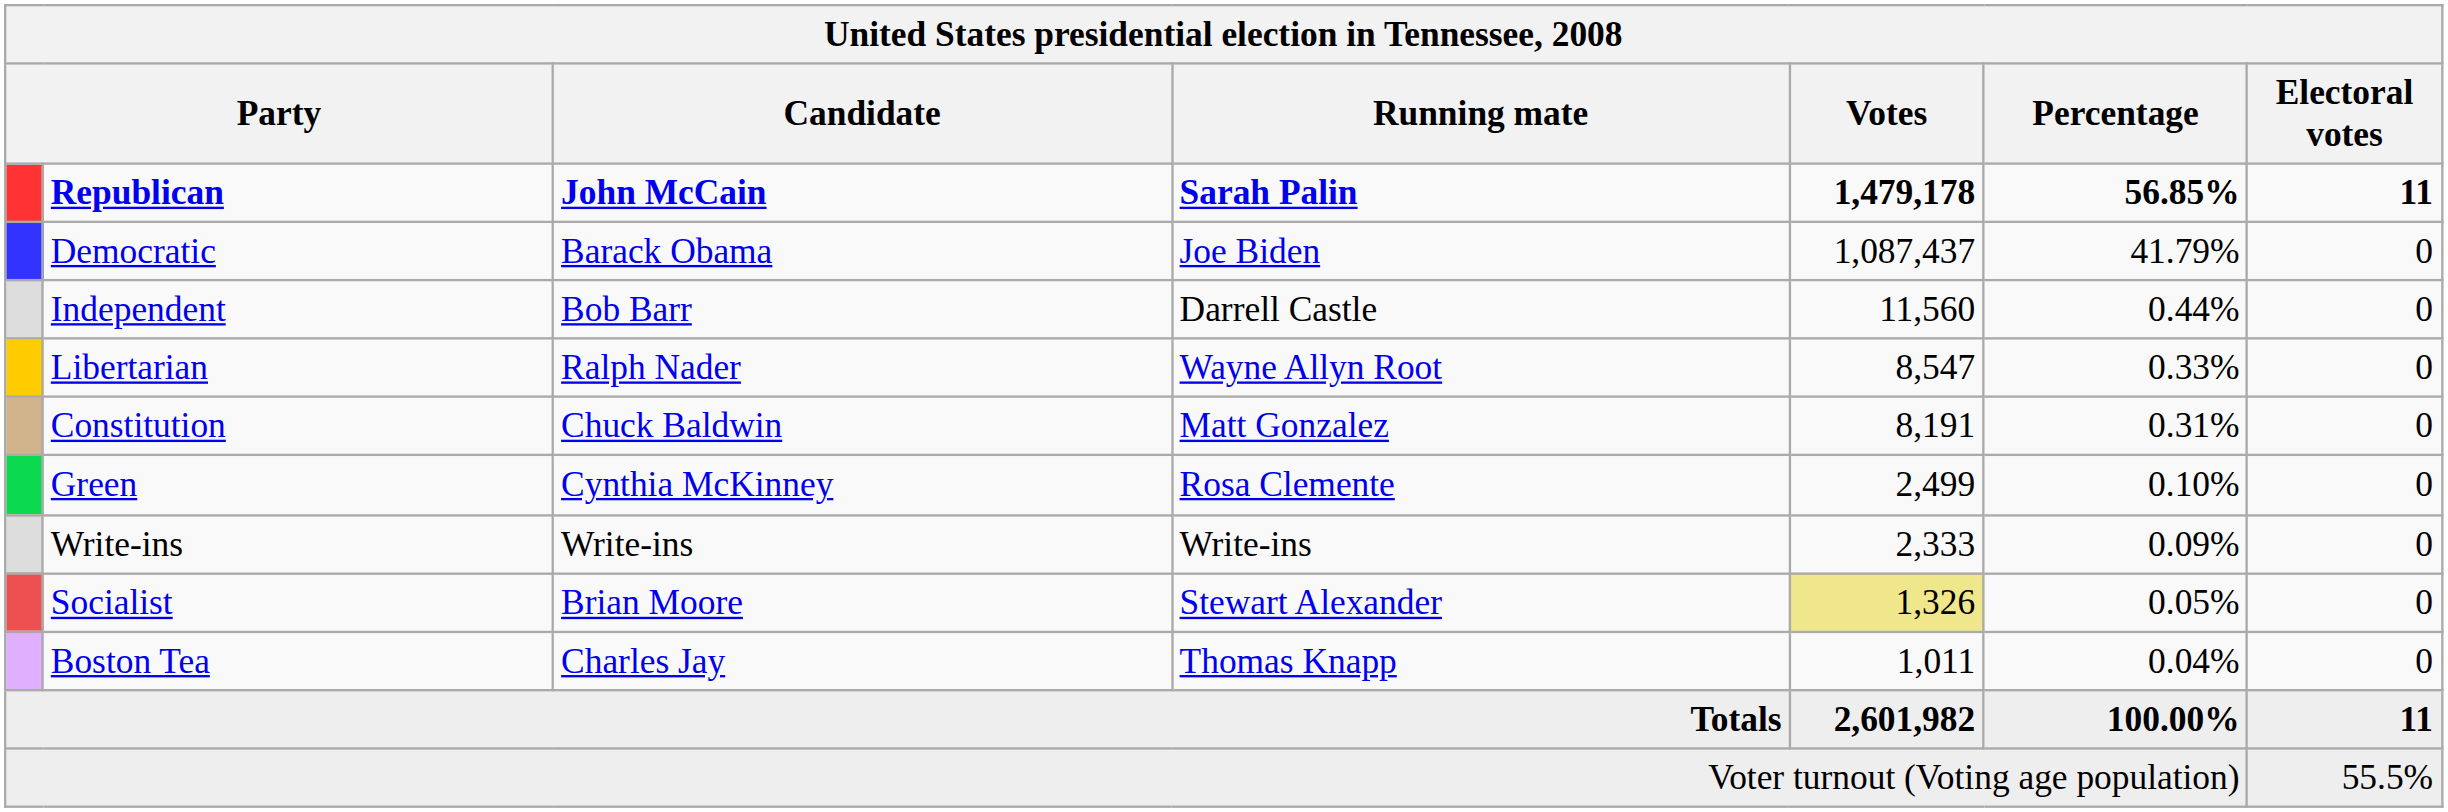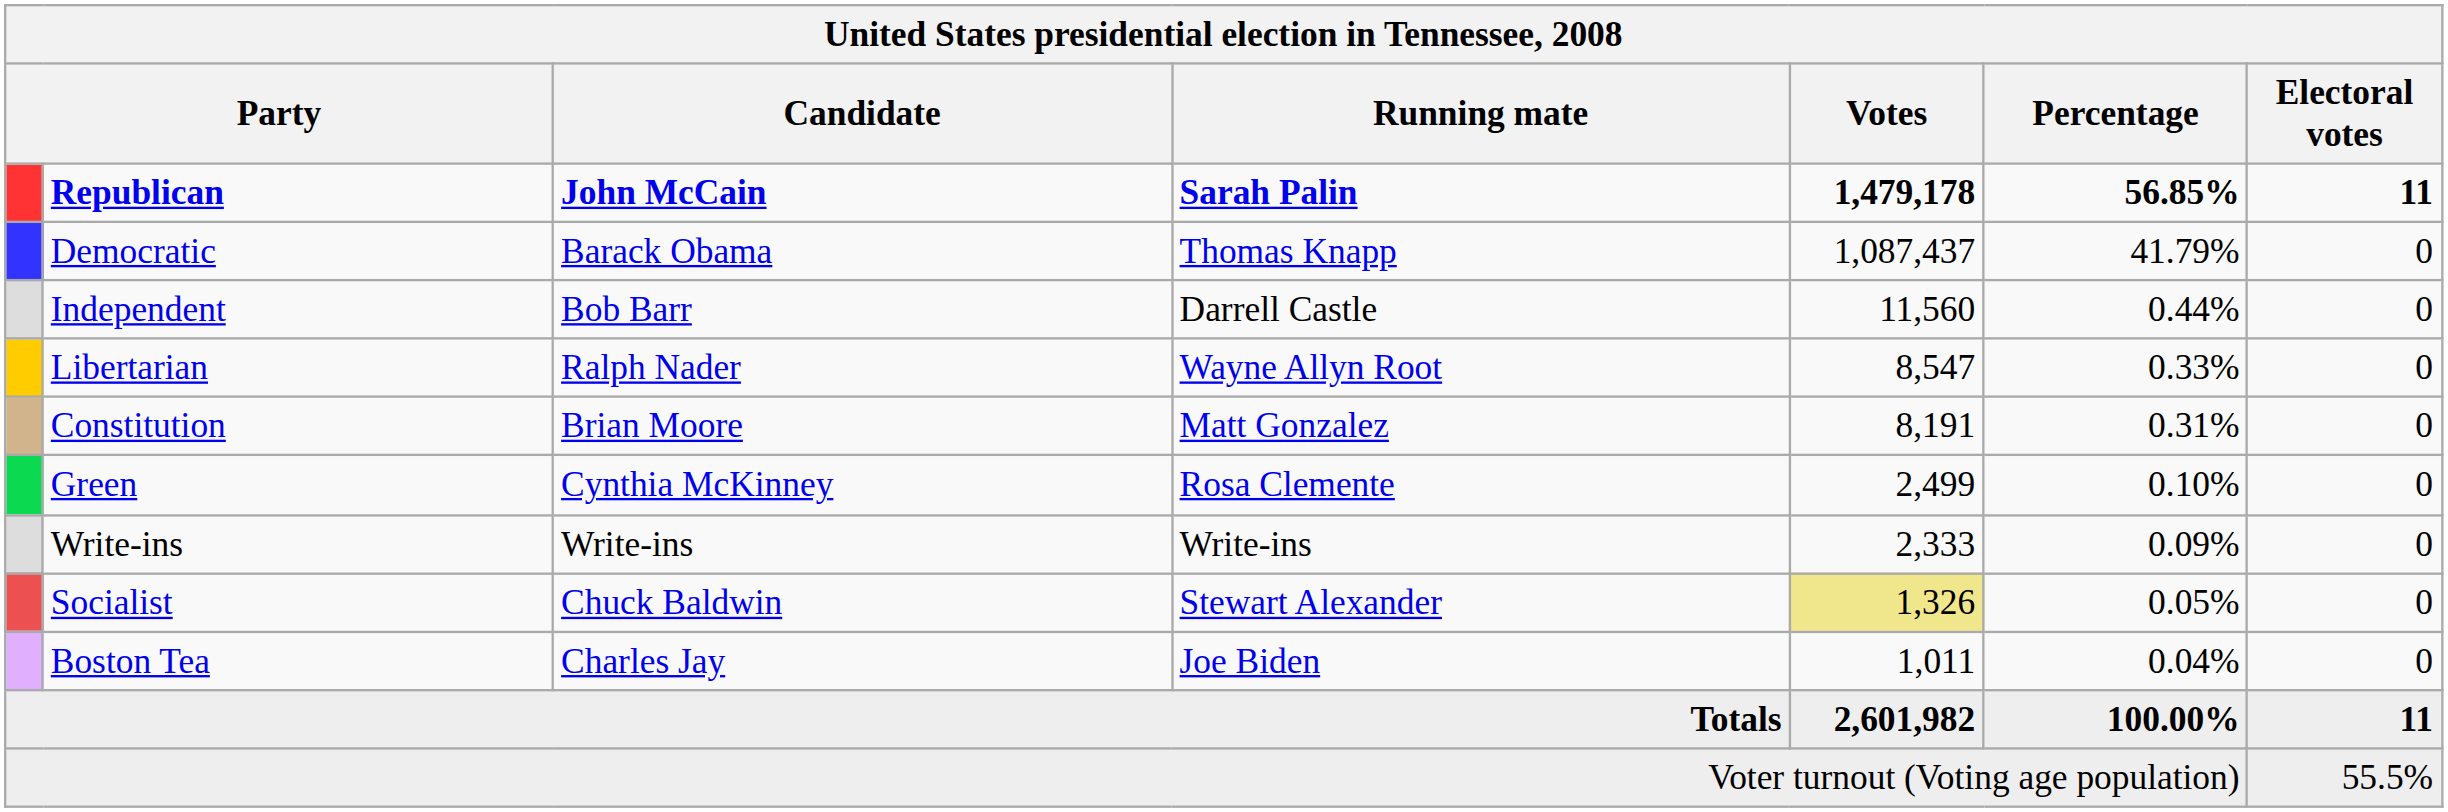(1250, 251) Joe Biden -> (1288, 251) Thomas Knapp
(672, 426) Chuck Baldwin -> (652, 426) Brian Moore
(652, 601) Brian Moore -> (672, 601) Chuck Baldwin
(1288, 659) Thomas Knapp -> (1250, 659) Joe Biden
